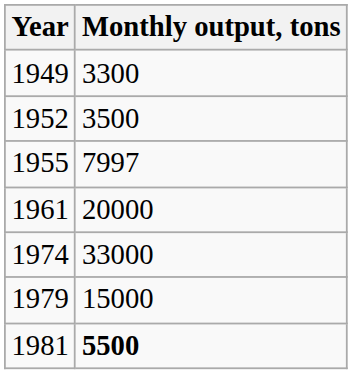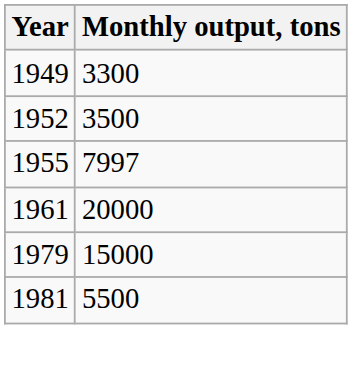- row: (40, 254)
(111, 345) bold -> (111, 299) normal
